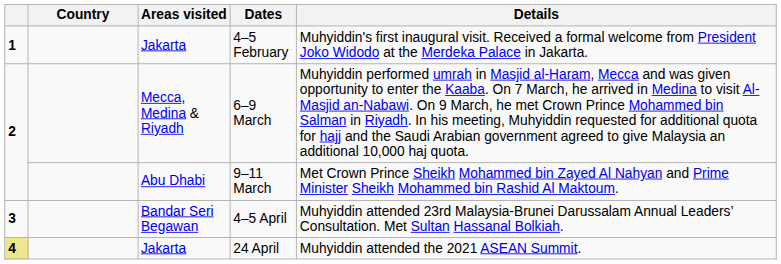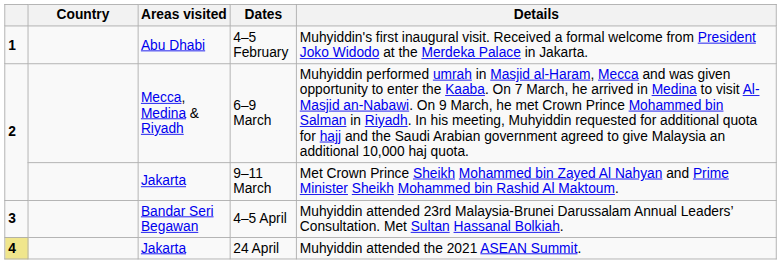(163, 44) Jakarta -> (173, 44) Abu Dhabi
(173, 181) Abu Dhabi -> (163, 181) Jakarta
